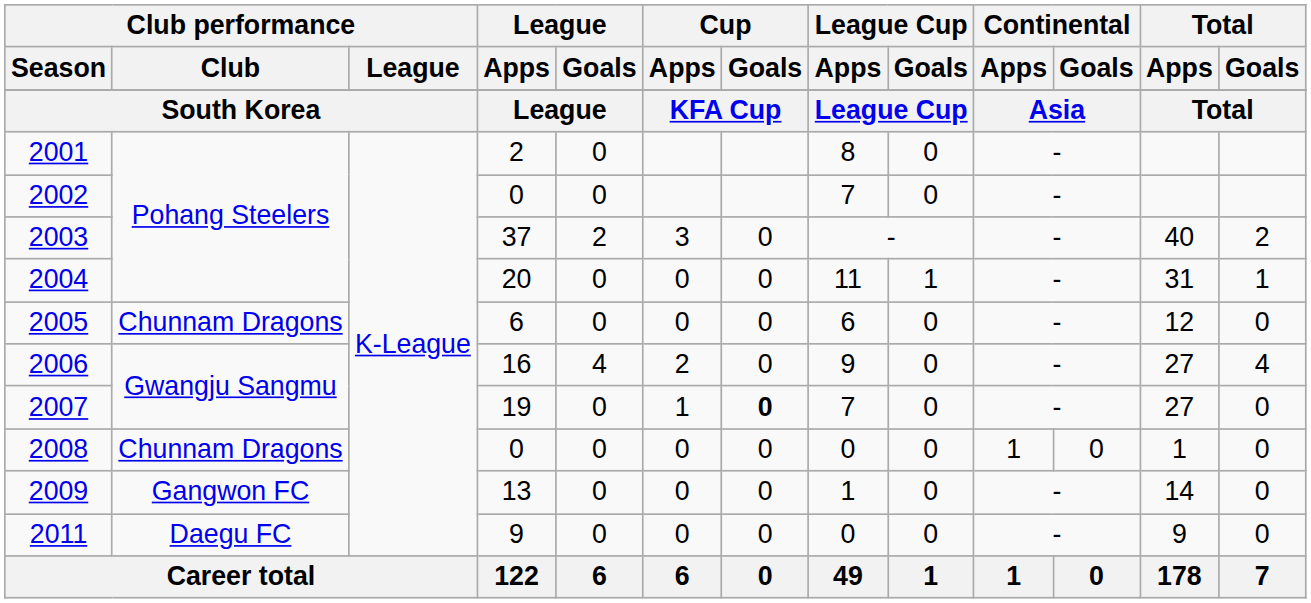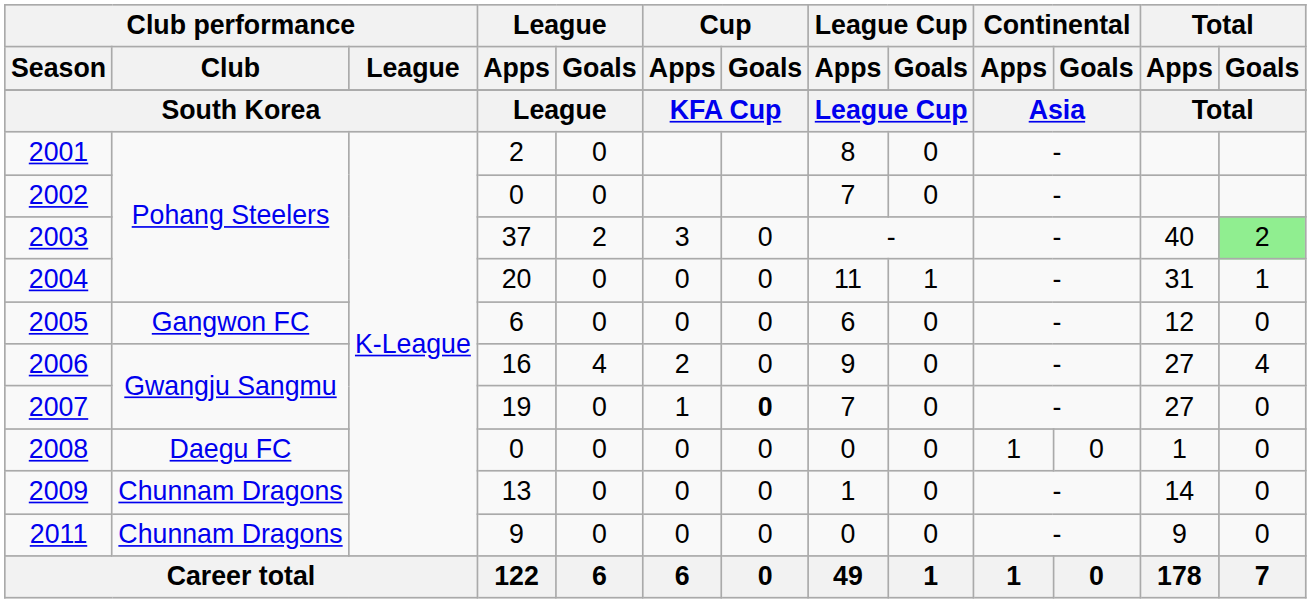(1262, 237) no background -> (1262, 237) lightgreen background
(231, 322) Chunnam Dragons -> (231, 322) Gangwon FC
(231, 449) Chunnam Dragons -> (231, 449) Daegu FC
(231, 491) Gangwon FC -> (231, 491) Chunnam Dragons
(231, 534) Daegu FC -> (231, 534) Chunnam Dragons
